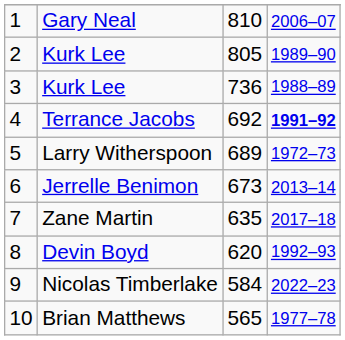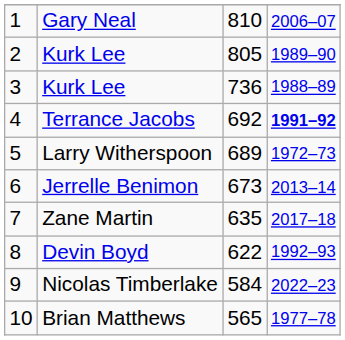(245, 251) 620 -> (245, 251) 622
